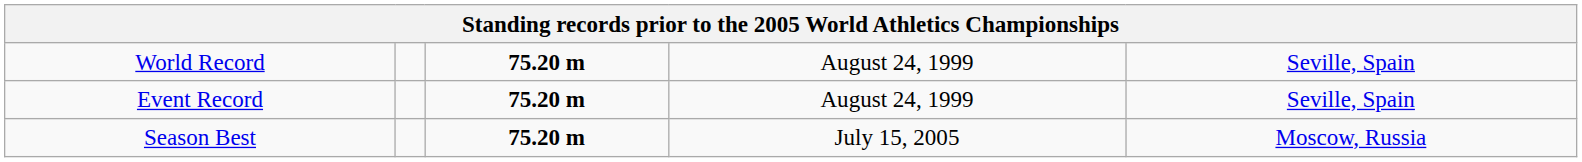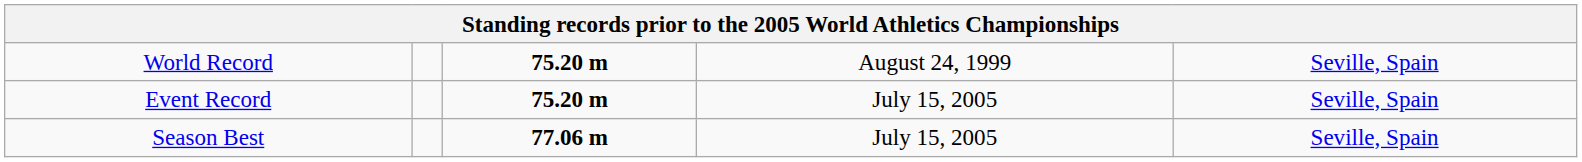(897, 99) August 24, 1999 -> (935, 99) July 15, 2005
(547, 137) 75.20 m -> (570, 137) 77.06 m
(1351, 137) Moscow, Russia -> (1375, 137) Seville, Spain
